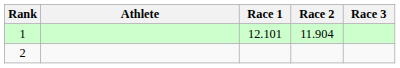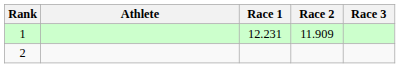(265, 33) 12.101 -> (265, 33) 12.231
(317, 33) 11.904 -> (317, 33) 11.909
